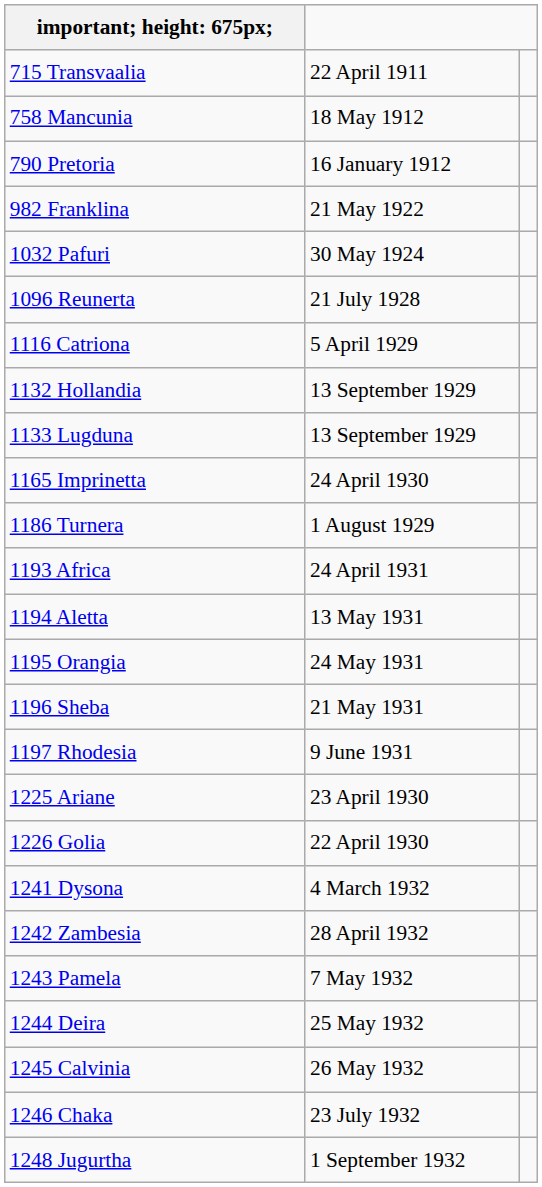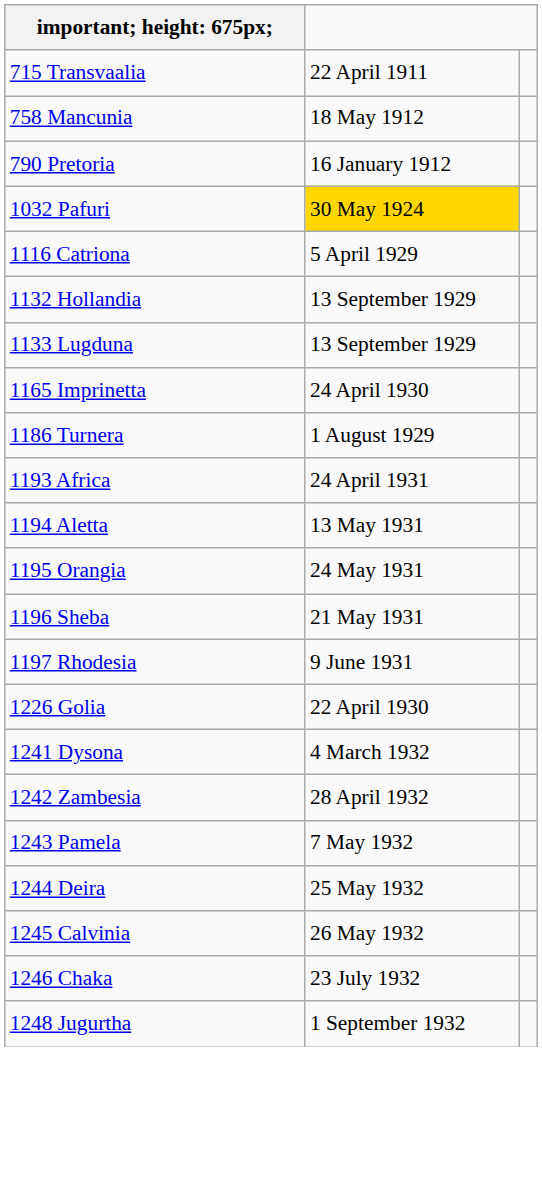- row: (69, 208)
(367, 253) no background -> (367, 208) gold background
- row: (72, 298)
- row: (62, 796)
